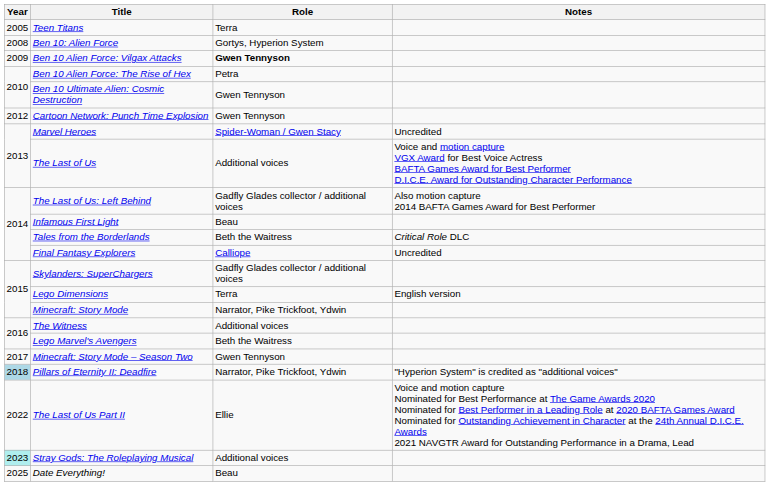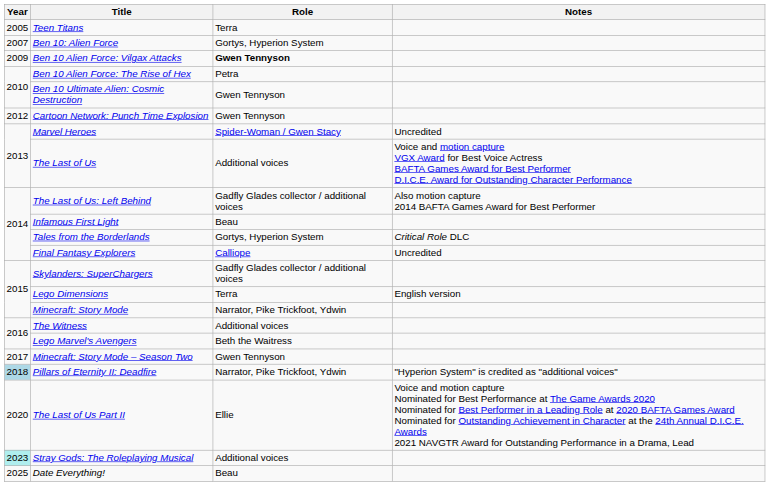(17, 43) 2008 -> (17, 43) 2007
(254, 237) Beth the Waitress -> (269, 237) Gortys, Hyperion System
(17, 415) 2022 -> (17, 415) 2020
